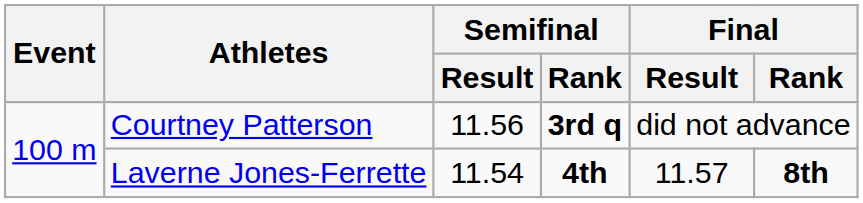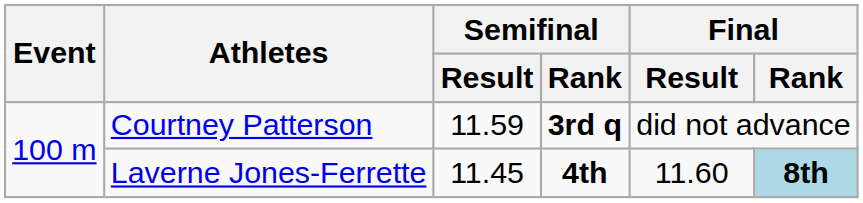(487, 125) 11.56 -> (487, 125) 11.59
(487, 173) 11.54 -> (487, 173) 11.45
(692, 173) 11.57 -> (692, 173) 11.60
(806, 173) no background -> (806, 173) lightblue background
